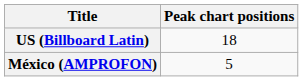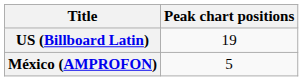(229, 40) 18 -> (229, 40) 19
